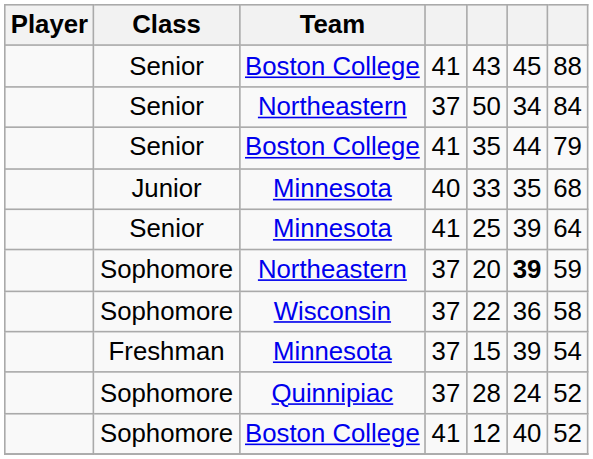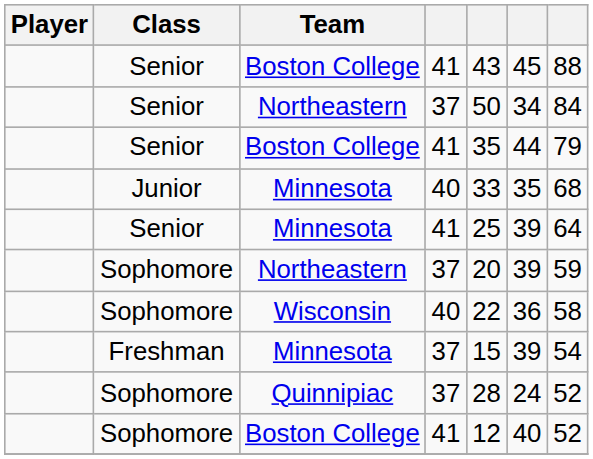(527, 270) bold -> (527, 270) normal
(446, 310) 37 -> (446, 310) 40
